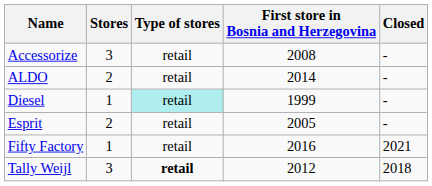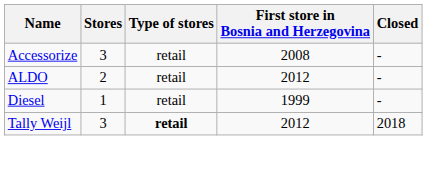(301, 77) 2014 -> (295, 77) 2012
(177, 100) paleturquoise background -> (171, 100) no background
- row: (25, 123)
- row: (46, 146)
